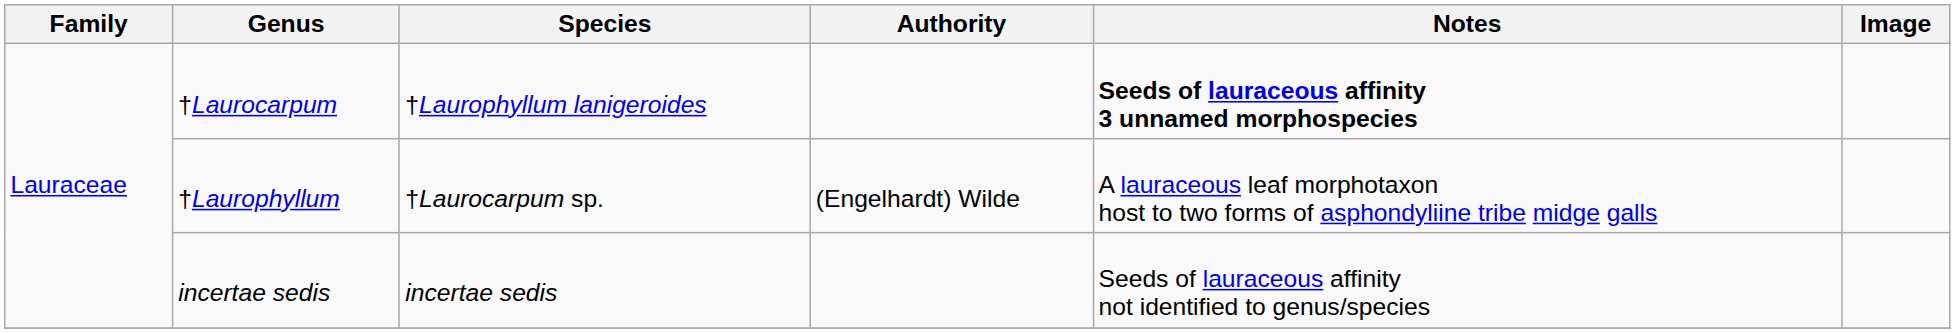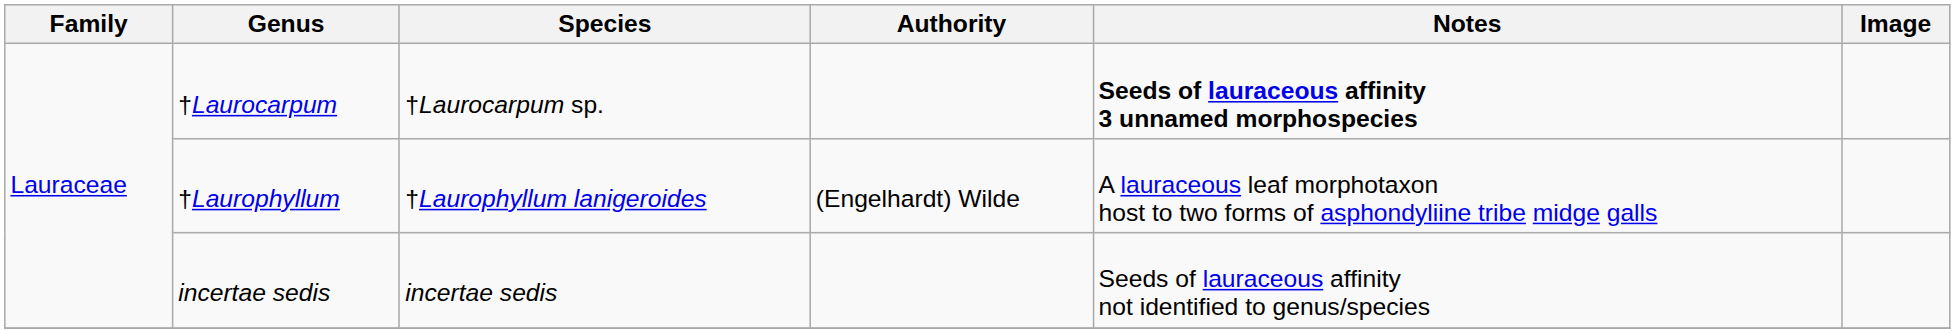(556, 104) †Laurophyllum lanigeroides -> (505, 104) †Laurocarpum sp.
(505, 199) †Laurocarpum sp. -> (556, 199) †Laurophyllum lanigeroides
